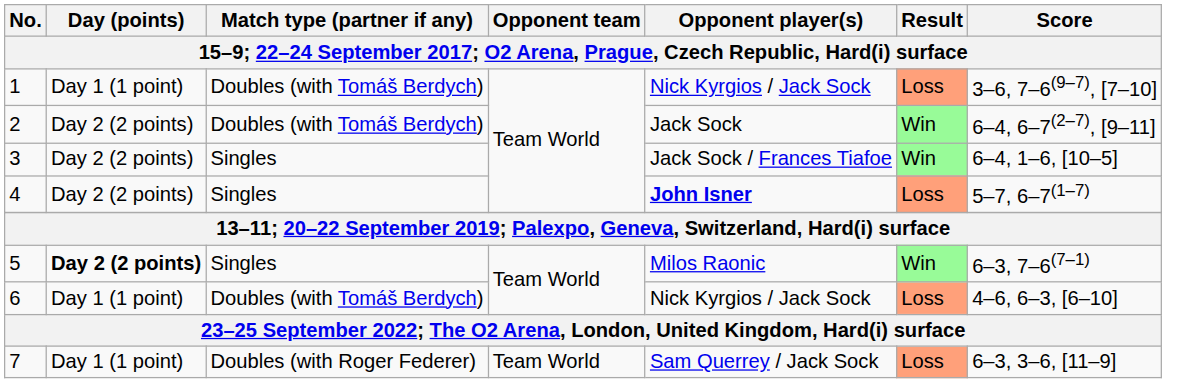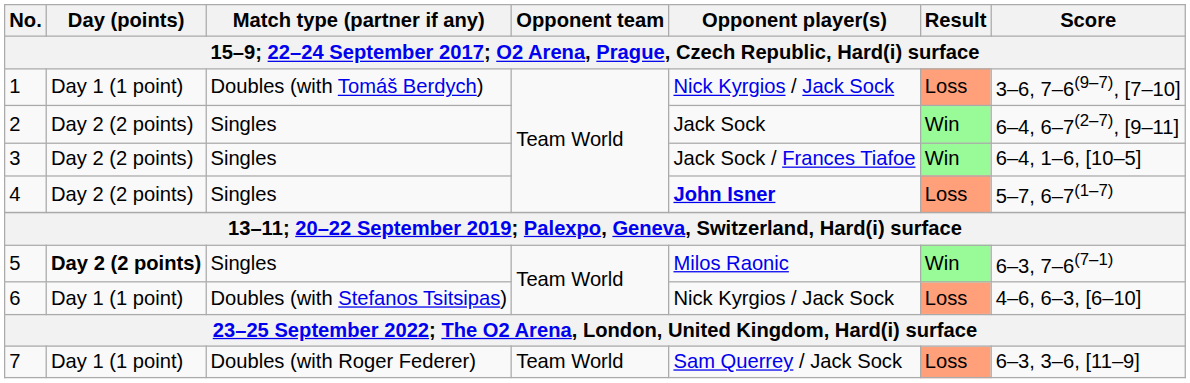(347, 124) Doubles (with Tomáš Berdych) -> (244, 124) Singles
(347, 298) Doubles (with Tomáš Berdych) -> (359, 298) Doubles (with Stefanos Tsitsipas)
